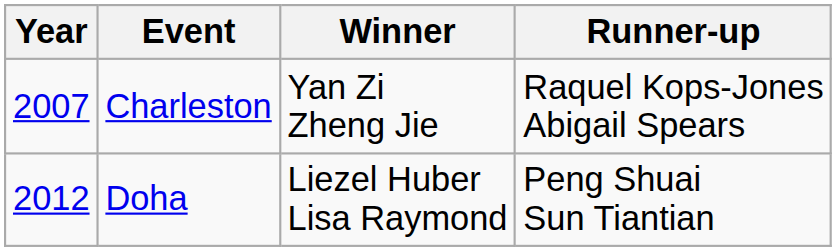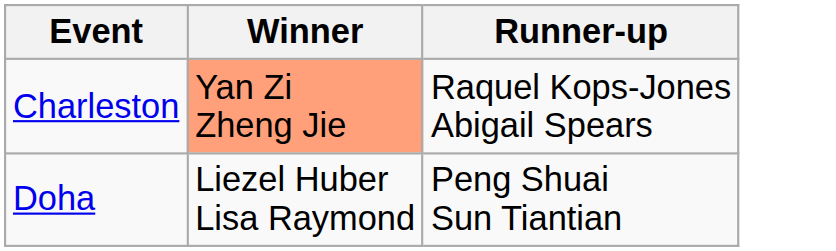- column: (51, 31)
(363, 105) no background -> (271, 105) lightsalmon background
